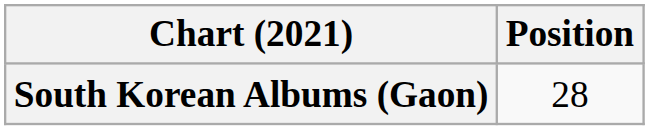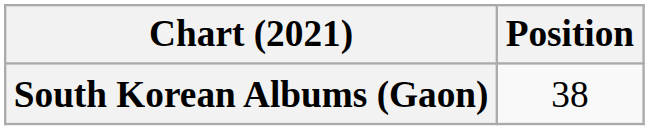(570, 93) 28 -> (570, 93) 38
